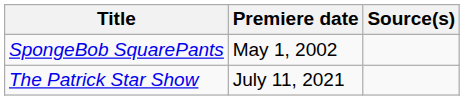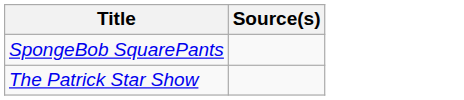- column: (296, 19)
